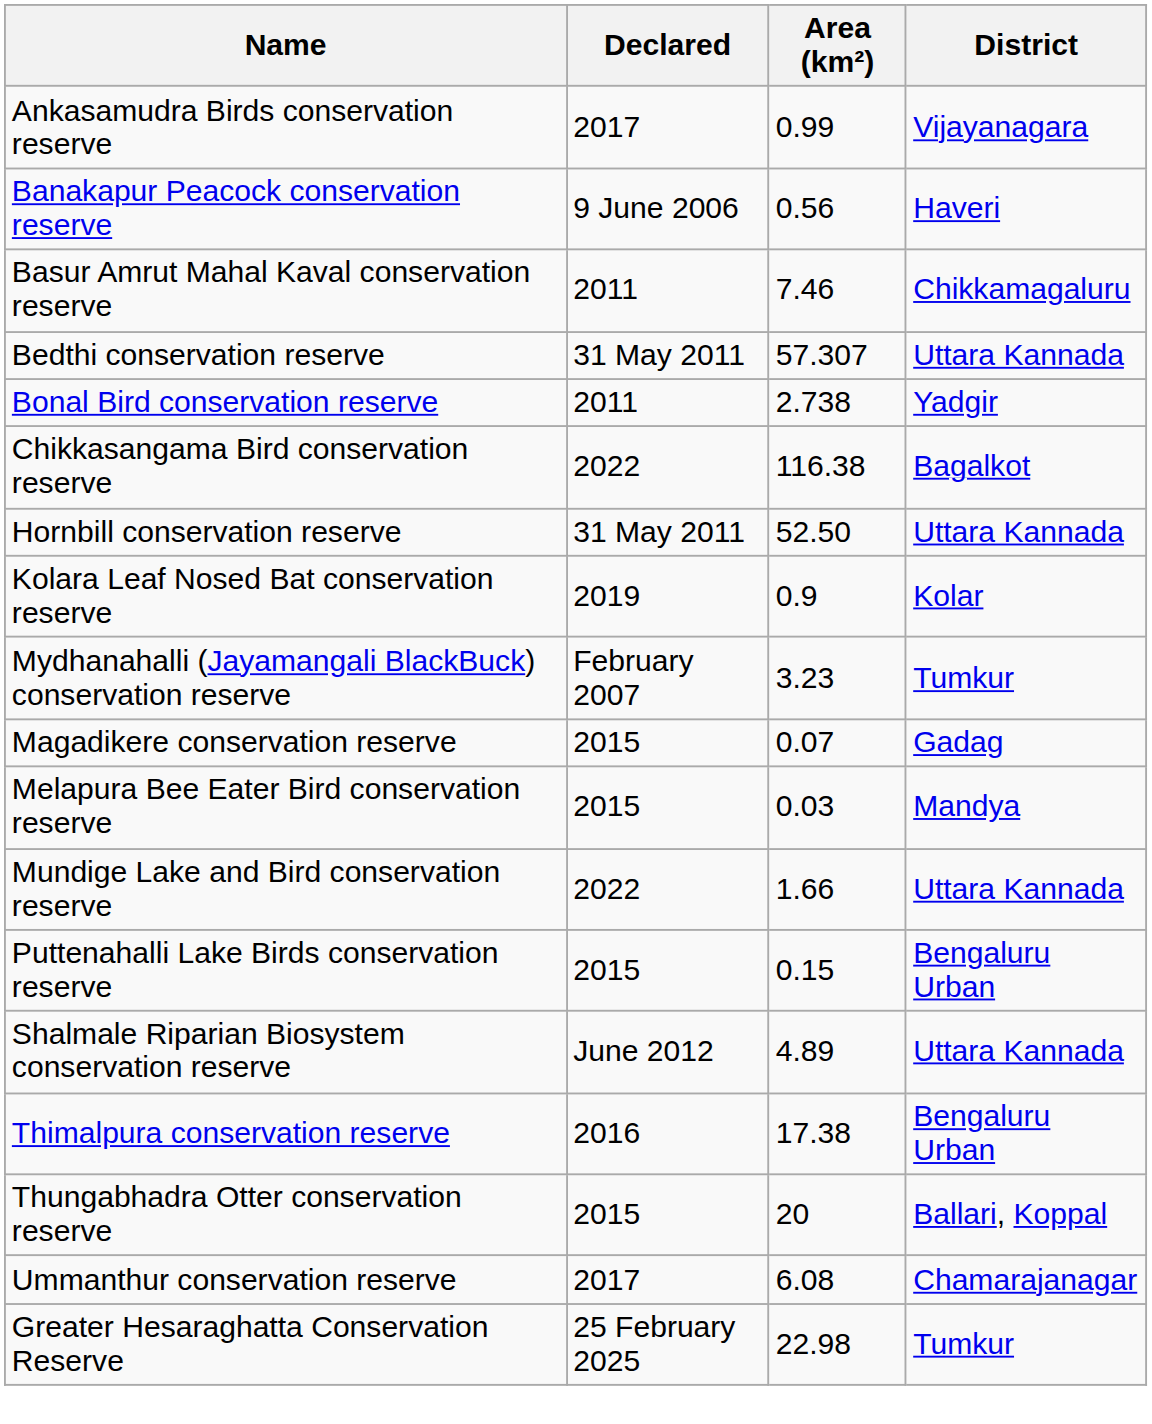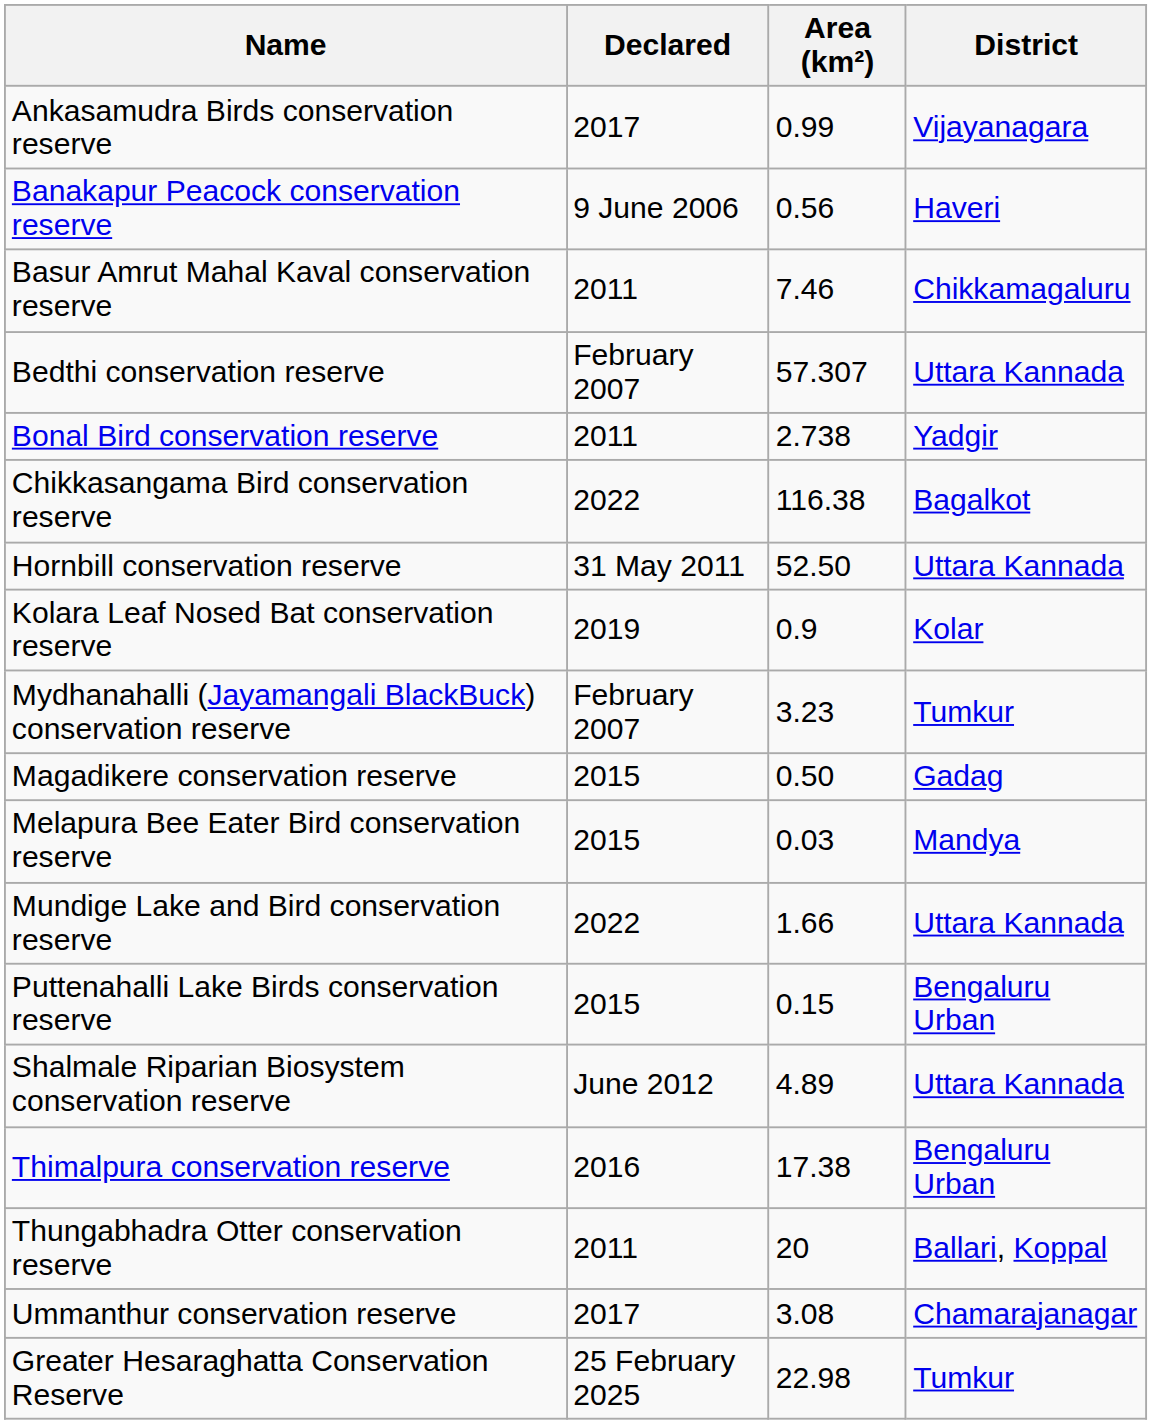(659, 354) 31 May 2011 -> (633, 371) February 2007
(805, 742) 0.07 -> (805, 776) 0.50
(607, 1214) 2015 -> (606, 1248) 2011
(805, 1279) 6.08 -> (805, 1313) 3.08
